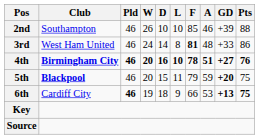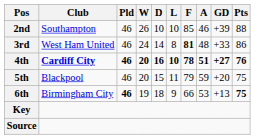(80, 61) Birmingham City -> (68, 61) Cardiff City
(63, 77) bold -> (62, 77) normal
(226, 77) bold -> (222, 77) normal
(66, 93) Cardiff City -> (77, 93) Birmingham City
(226, 93) bold -> (222, 93) normal
